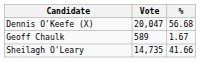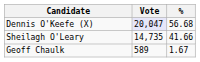(149, 24) no background -> (149, 24) lavender background
rows swapped: (45, 50) <-> (35, 37)
